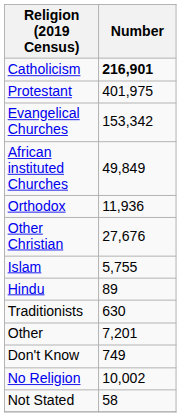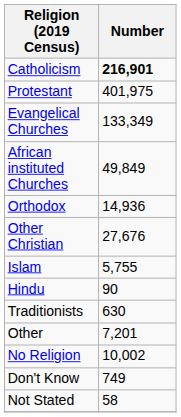(128, 122) 153,342 -> (128, 122) 133,349
(123, 206) 11,936 -> (124, 206) 14,936
(110, 289) 89 -> (110, 289) 90
rows swapped: (44, 378) <-> (43, 356)
